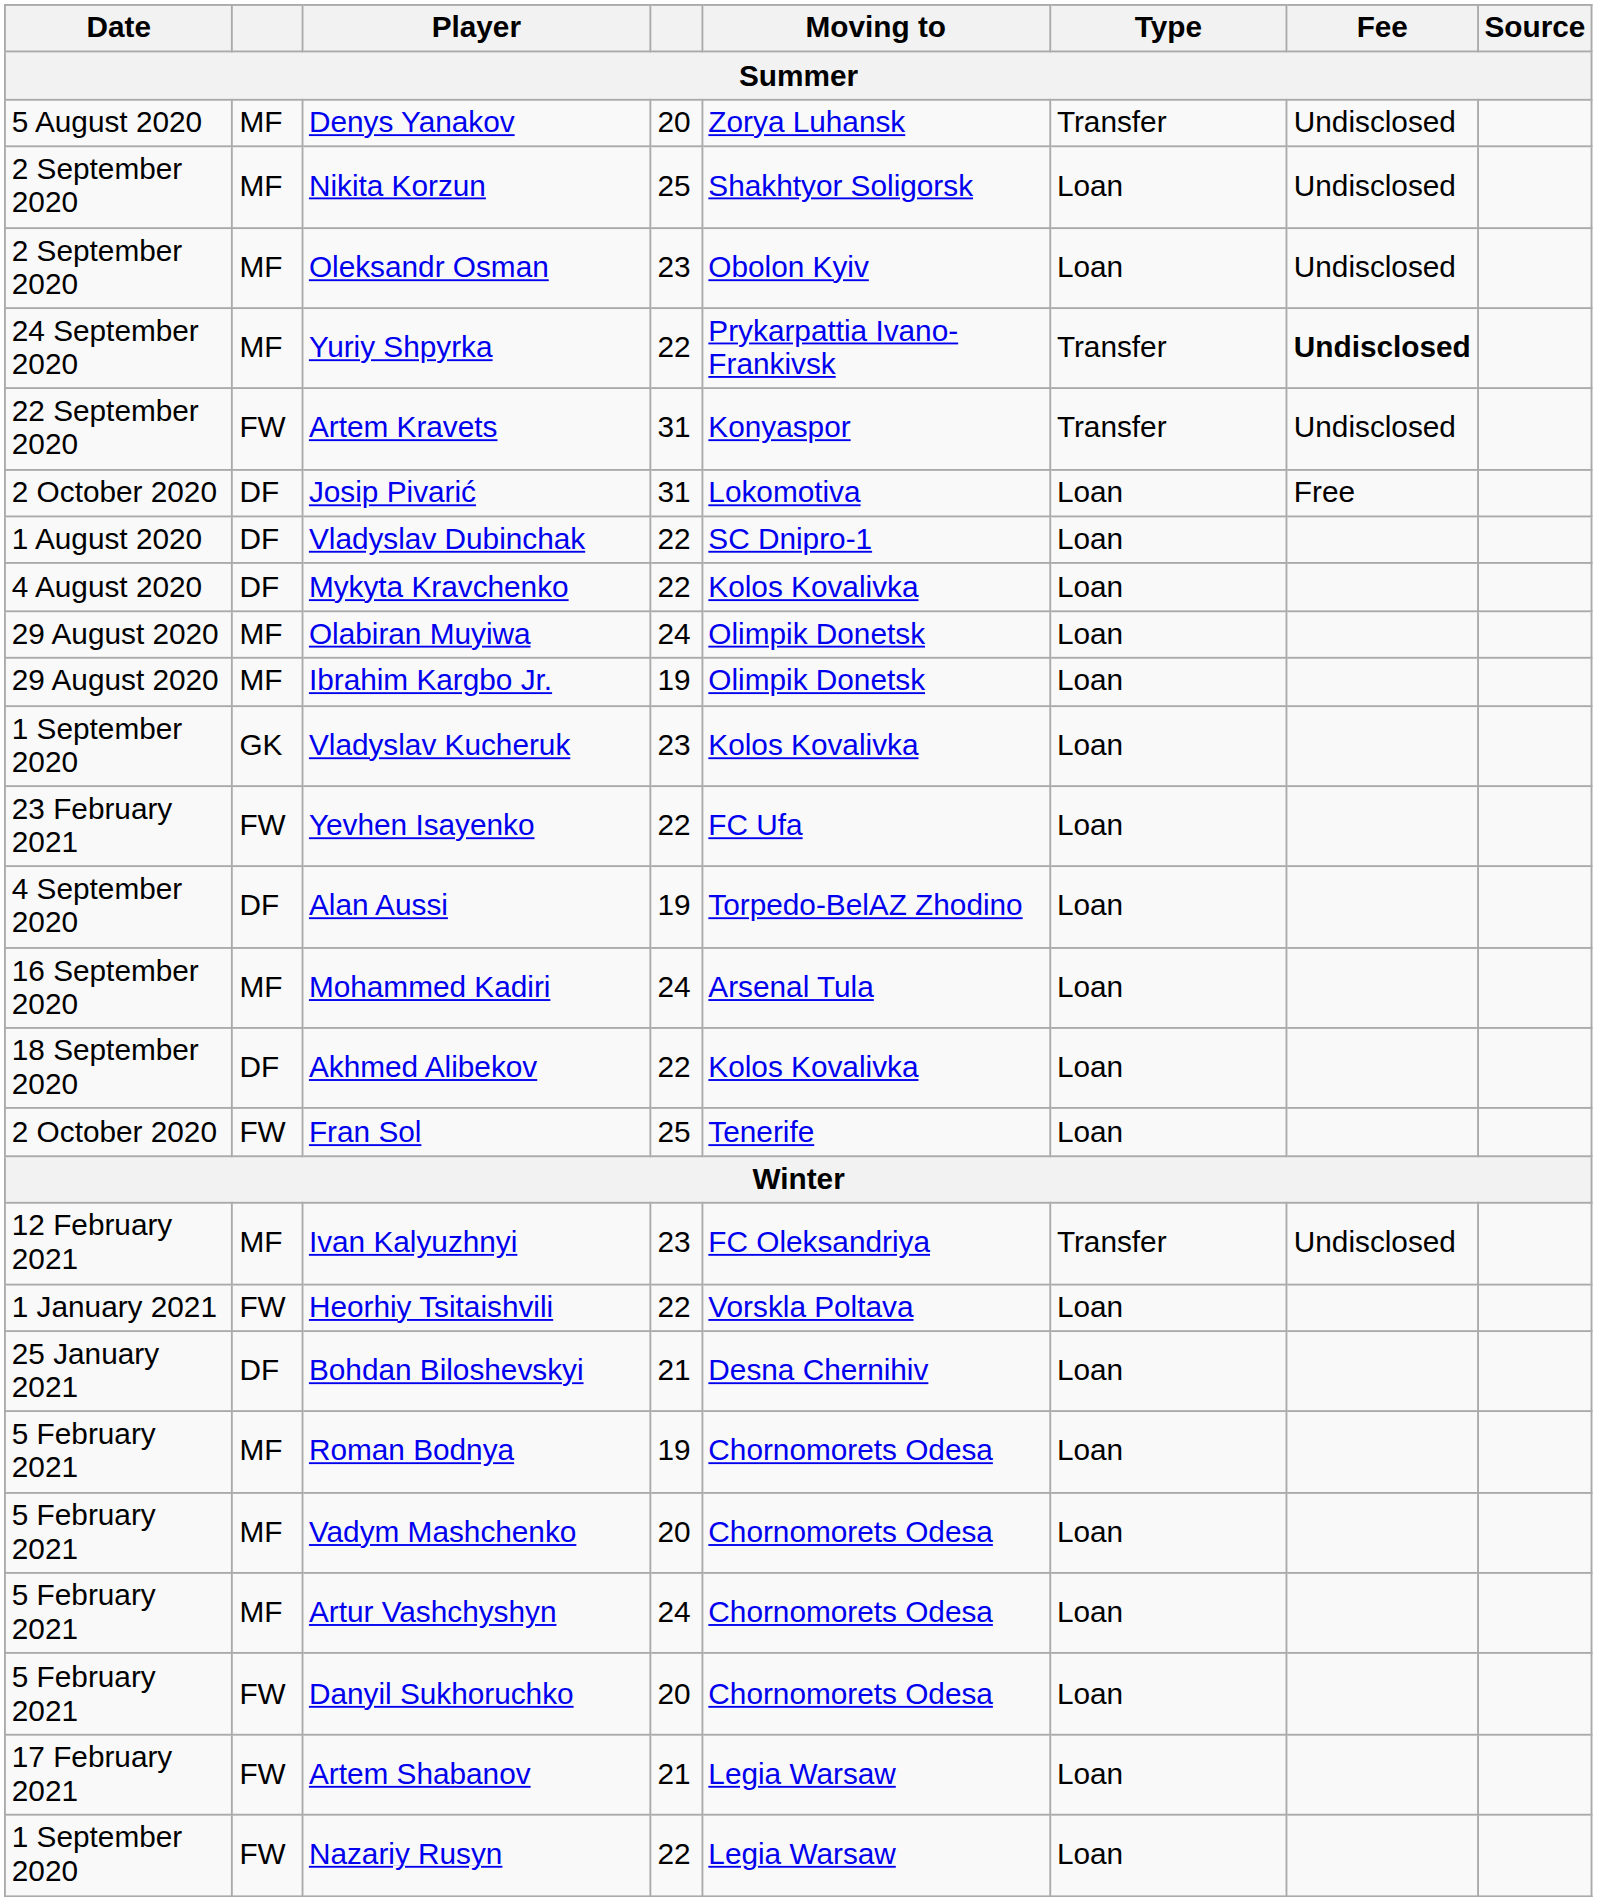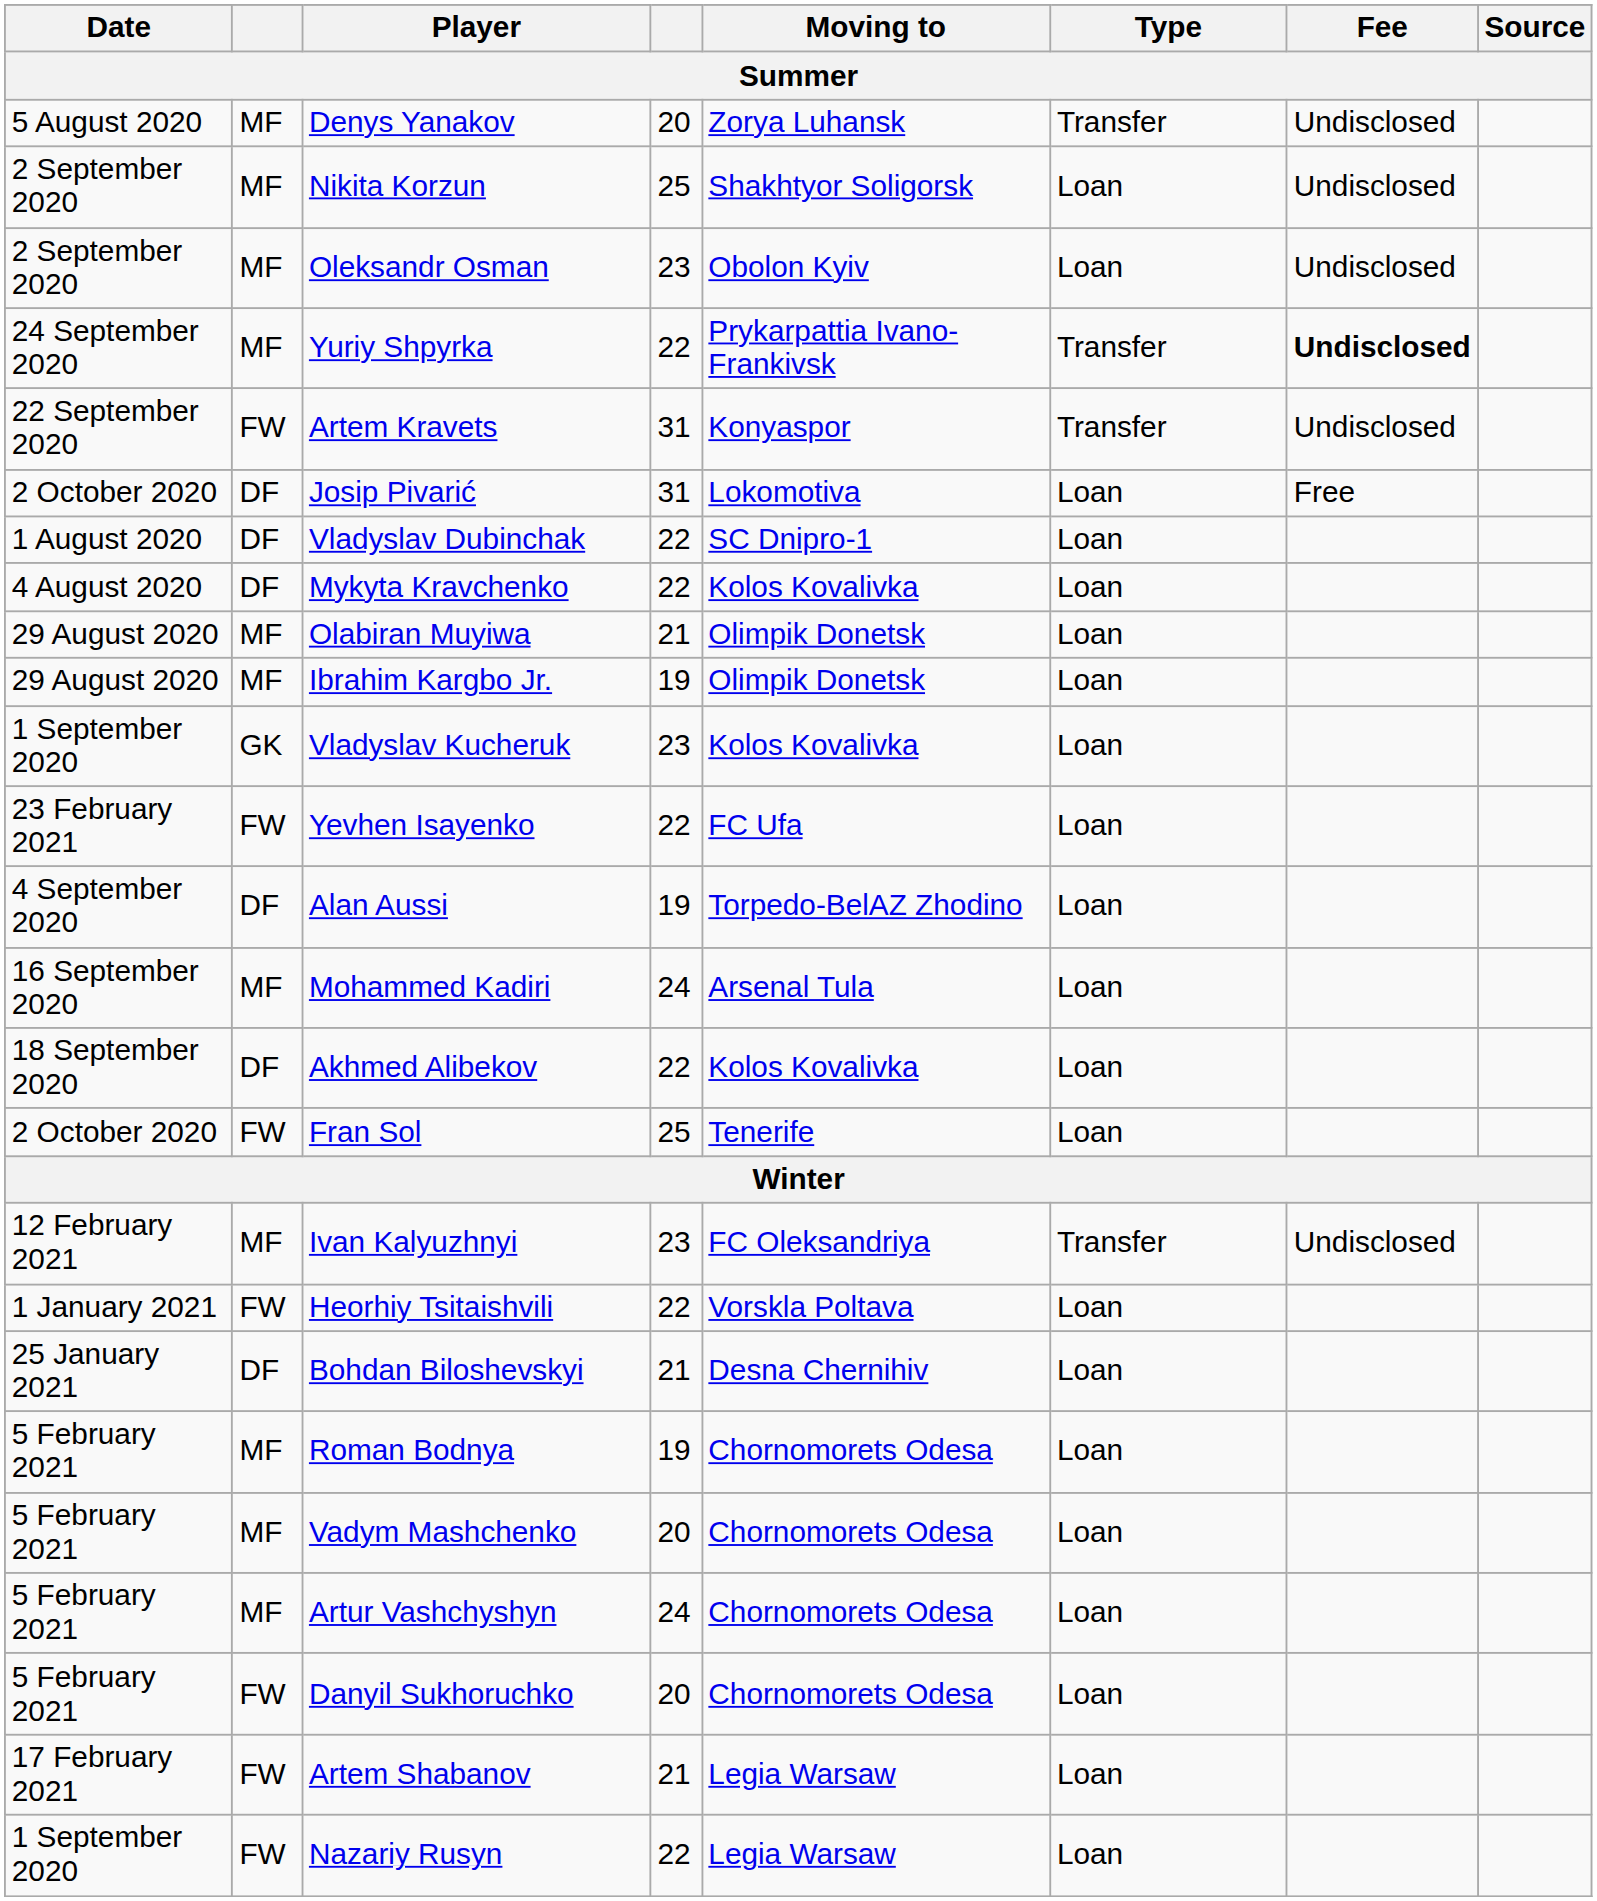(674, 633) 24 -> (674, 633) 21
